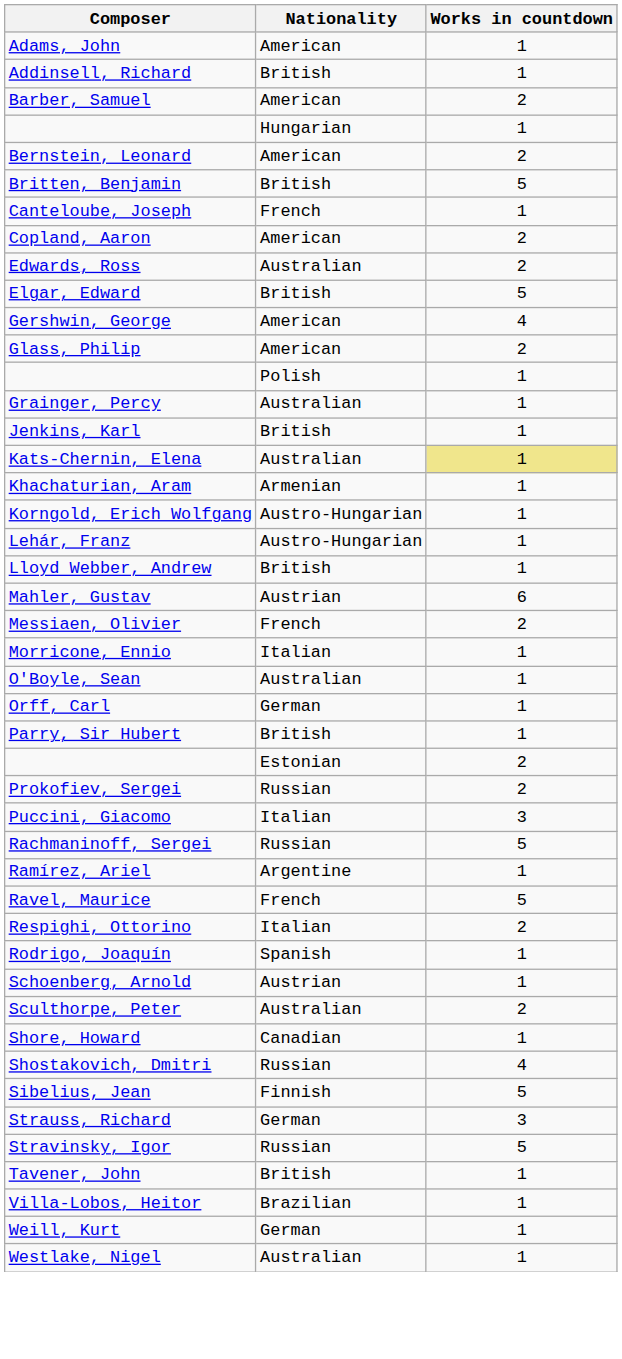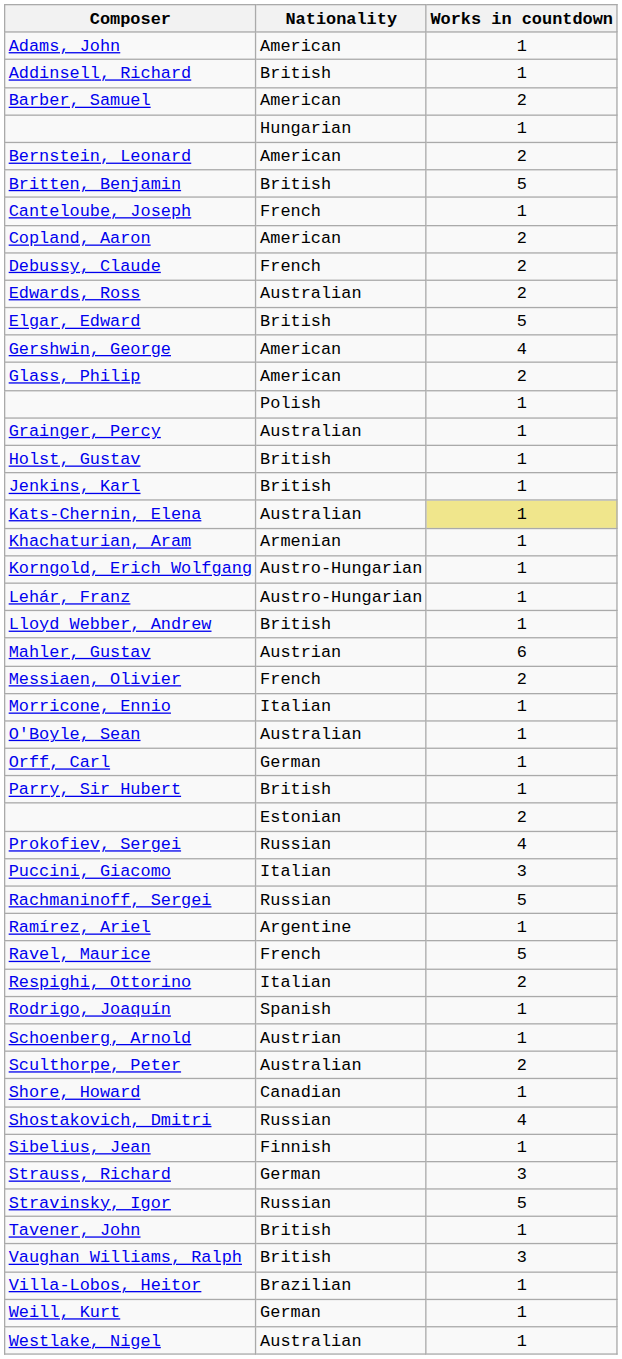+ row: (85, 266)
+ row: (75, 459)
(522, 790) 2 -> (522, 845) 4
(522, 1093) 5 -> (522, 1148) 1
+ row: (125, 1258)
